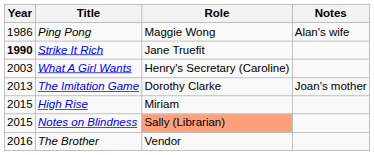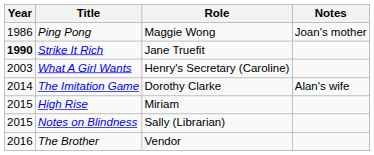(322, 31) Alan's wife -> (331, 31) Joan's mother
(20, 86) 2013 -> (20, 86) 2014
(331, 86) Joan's mother -> (322, 86) Alan's wife
(185, 123) lightsalmon background -> (185, 123) no background
